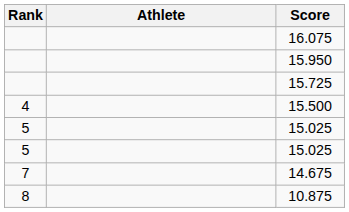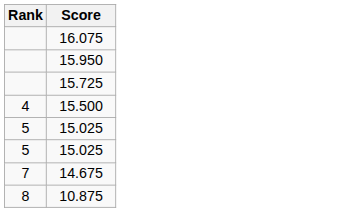- column: (161, 15)
